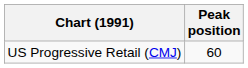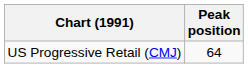(214, 52) 60 -> (214, 52) 64
